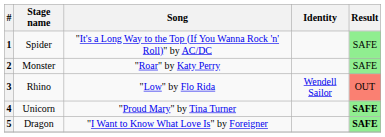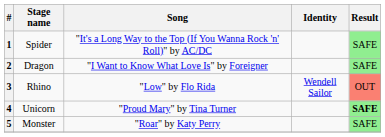(39, 66) Monster -> (39, 66) Dragon
(177, 66) "Roar" by Katy Perry -> (177, 66) "I Want to Know What Love Is" by Foreigner
(39, 124) Dragon -> (39, 124) Monster
(177, 124) "I Want to Know What Love Is" by Foreigner -> (177, 124) "Roar" by Katy Perry
(365, 124) bold -> (365, 124) normal
